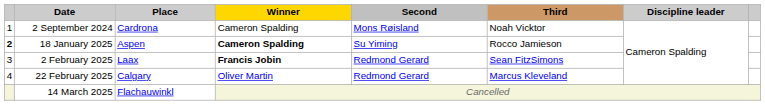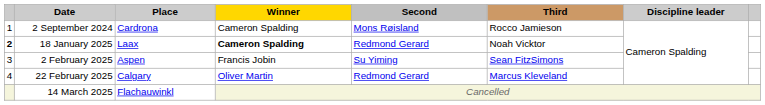(517, 28) Noah Vicktor -> (526, 28) Rocco Jamieson
(131, 44) Aspen -> (128, 44) Laax
(376, 44) Su Yiming -> (391, 44) Redmond Gerard
(526, 44) Rocco Jamieson -> (517, 44) Noah Vicktor
(128, 60) Laax -> (131, 60) Aspen
(249, 60) bold -> (247, 60) normal
(391, 60) Redmond Gerard -> (376, 60) Su Yiming
